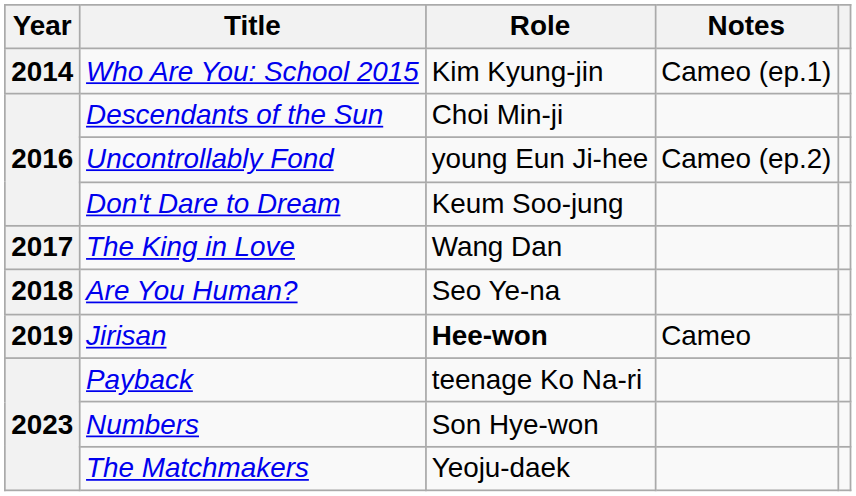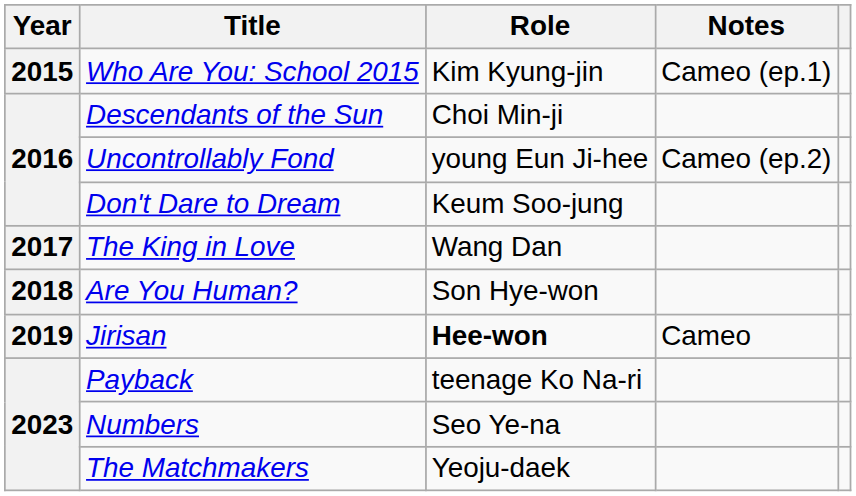(42, 70) 2014 -> (42, 70) 2015
(496, 291) Seo Ye-na -> (515, 291) Son Hye-won
(515, 423) Son Hye-won -> (496, 423) Seo Ye-na
